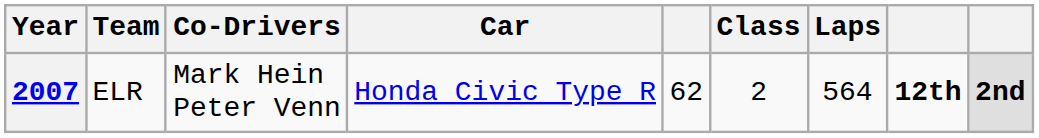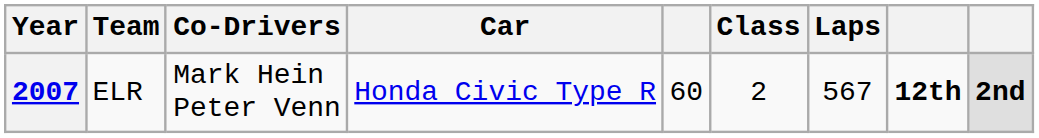(686, 92) 62 -> (686, 92) 60
(847, 92) 564 -> (847, 92) 567
